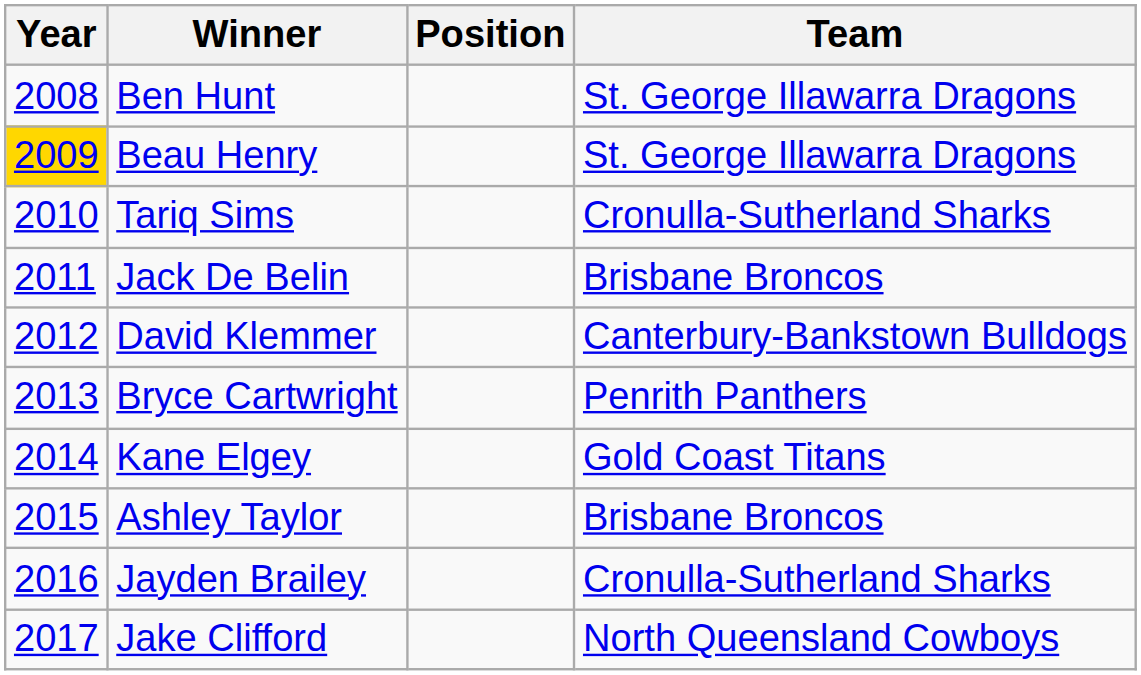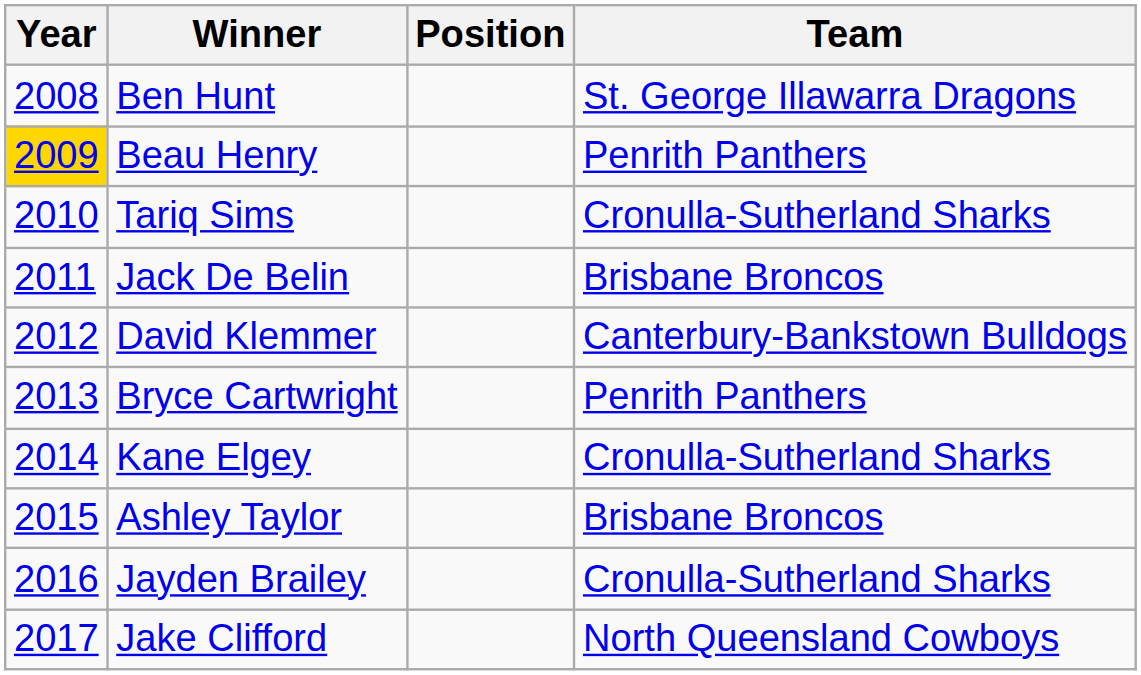(830, 155) St. George Illawarra Dragons -> (725, 155) Penrith Panthers
(734, 457) Gold Coast Titans -> (817, 457) Cronulla-Sutherland Sharks
